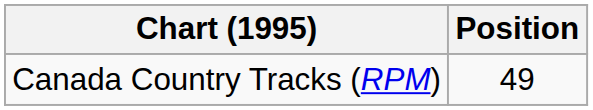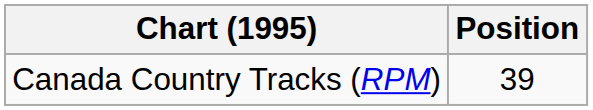(517, 79) 49 -> (517, 79) 39
